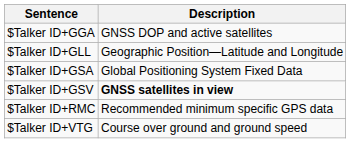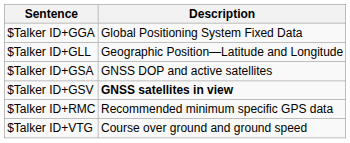(187, 33) GNSS DOP and active satellites -> (202, 33) Global Positioning System Fixed Data
(202, 71) Global Positioning System Fixed Data -> (187, 71) GNSS DOP and active satellites
